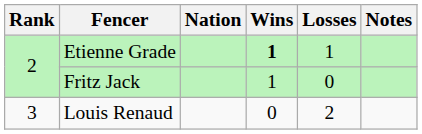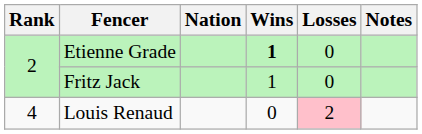(329, 50) 1 -> (329, 50) 0
(32, 112) 3 -> (32, 112) 4
(329, 112) no background -> (329, 112) pink background
